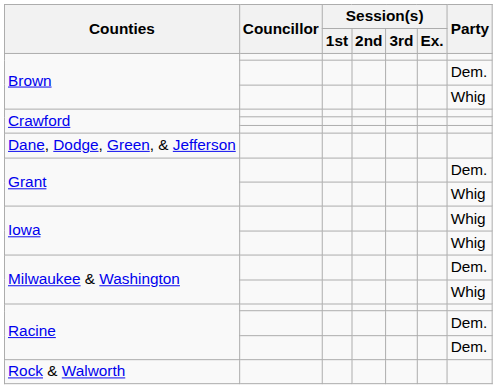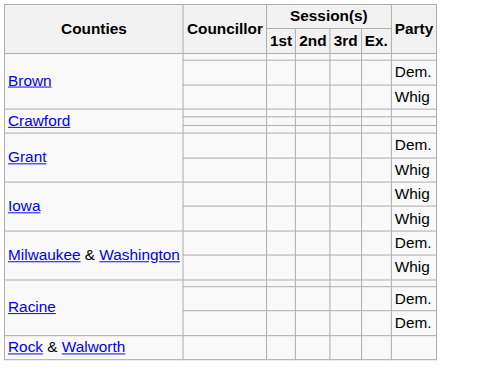- row: (122, 145)
